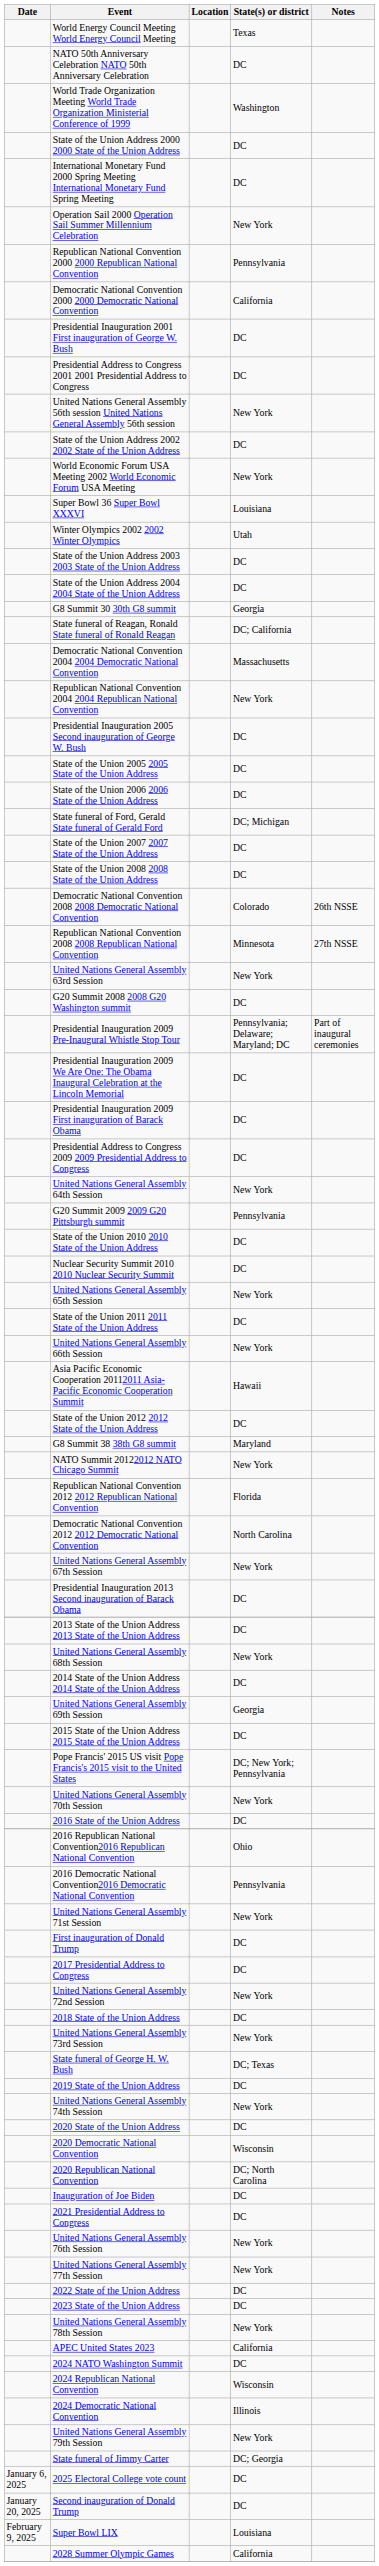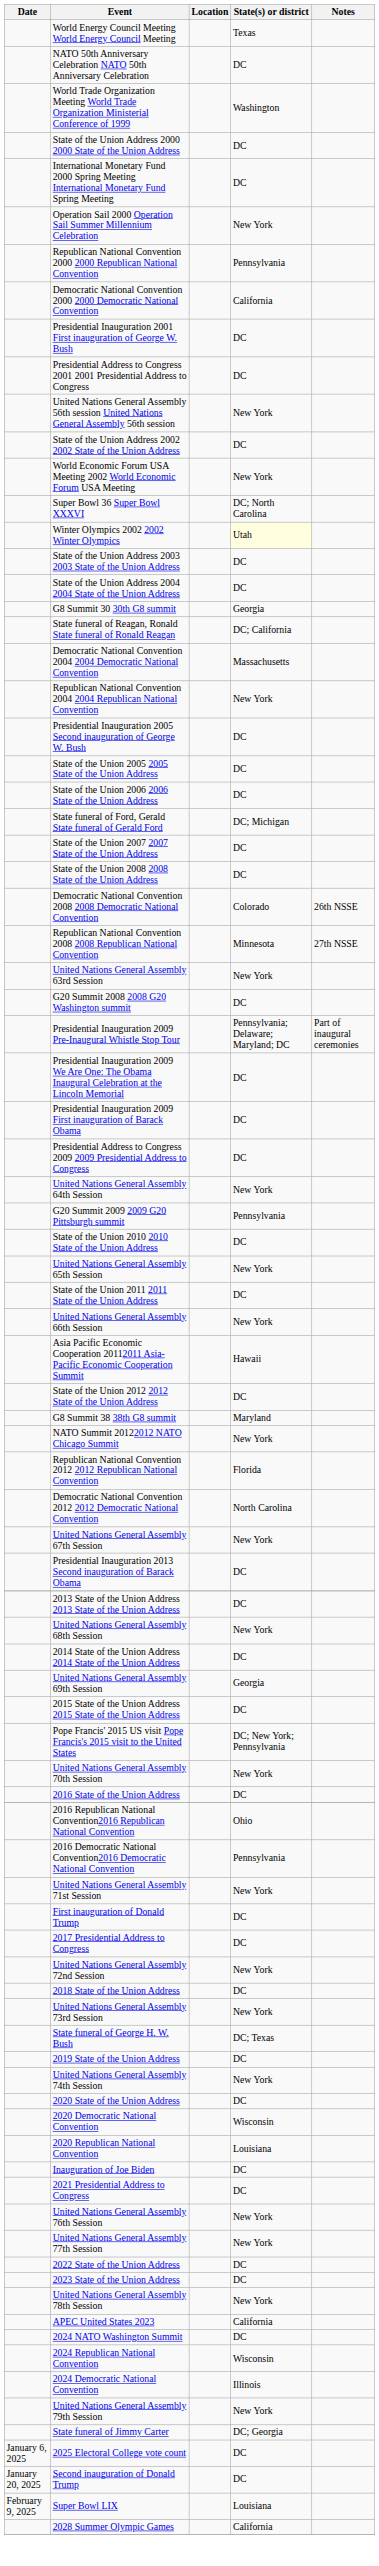(252, 508) Louisiana -> (254, 508) DC; North Carolina
(242, 535) no background -> (242, 535) lightyellow background
- row: (113, 1269)
(254, 2175) DC; North Carolina -> (252, 2148) Louisiana
